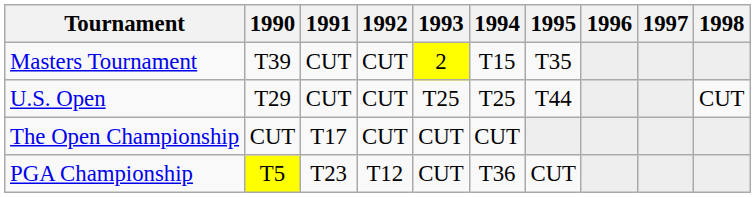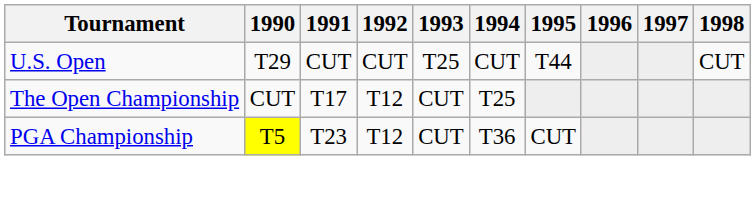- row: (104, 61)
(497, 98) T25 -> (497, 61) CUT
(385, 136) CUT -> (385, 98) T12
(497, 136) CUT -> (497, 98) T25
